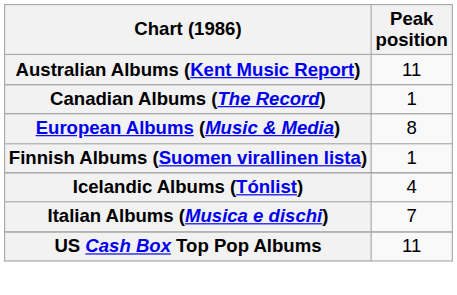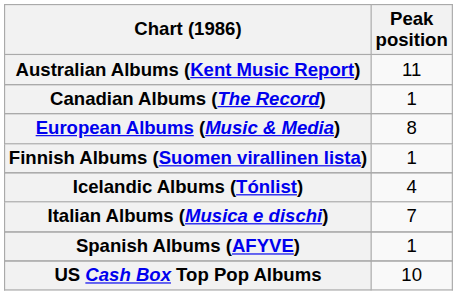+ row: (188, 246)
(412, 246) 11 -> (412, 275) 10
